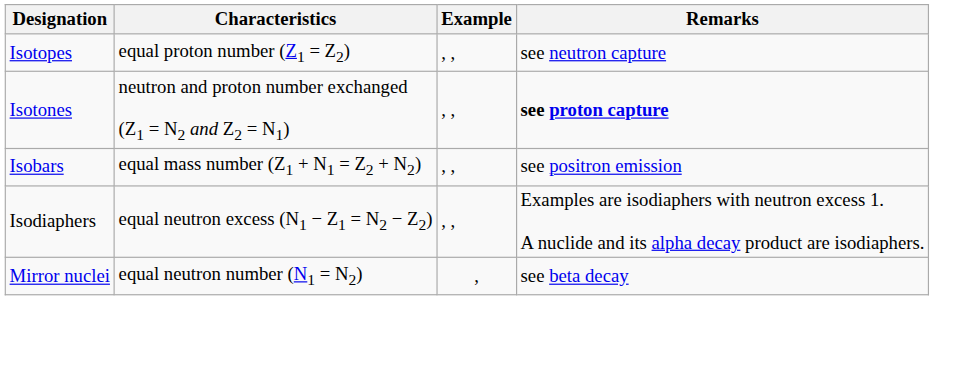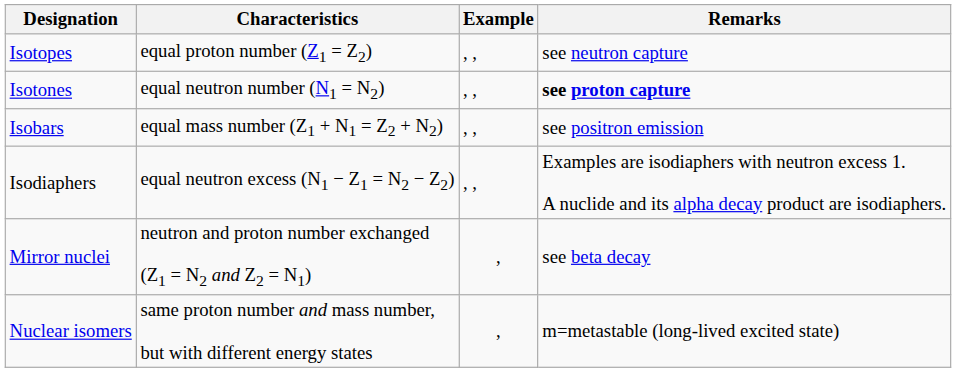(263, 109) neutron and proton number exchanged (Z1 = N2 and Z2 = N1) -> (262, 90) equal neutron number (N1 = N2)
(241, 276) equal neutron number (N1 = N2) -> (285, 256) neutron and proton number exchanged (Z1 = N2 and Z2 = N1)
+ row: (71, 330)
